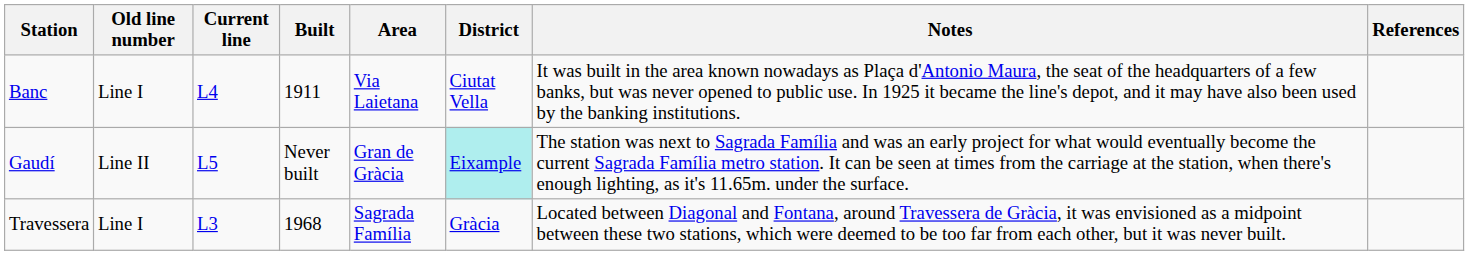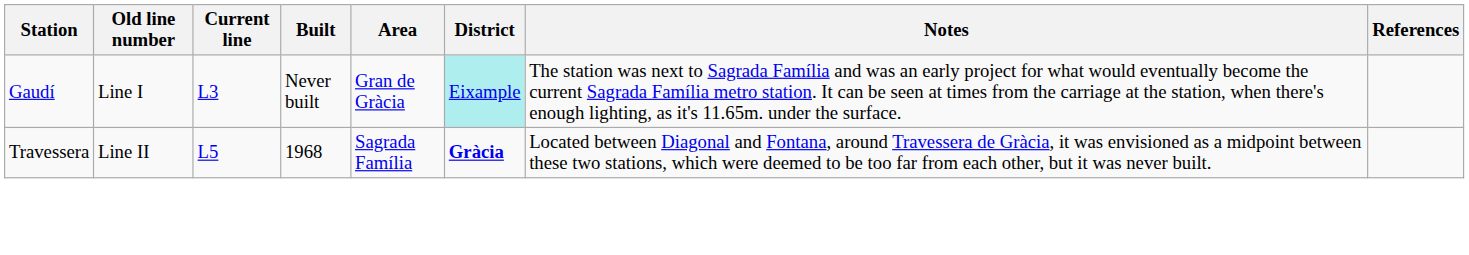- row: (28, 91)
(124, 162) Line II -> (121, 91) Line I
(207, 162) L5 -> (208, 91) L3
(121, 224) Line I -> (124, 152) Line II
(207, 224) L3 -> (208, 152) L5
(475, 224) normal -> (476, 152) bold
